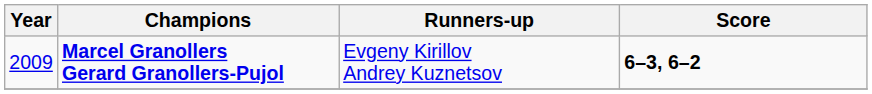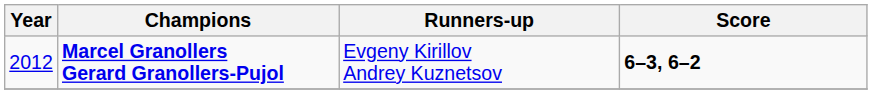(31, 62) 2009 -> (31, 62) 2012
